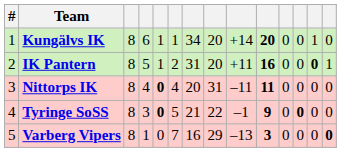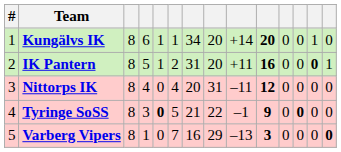(160, 87) bold -> (160, 87) normal
(268, 87) 11 -> (268, 87) 12
